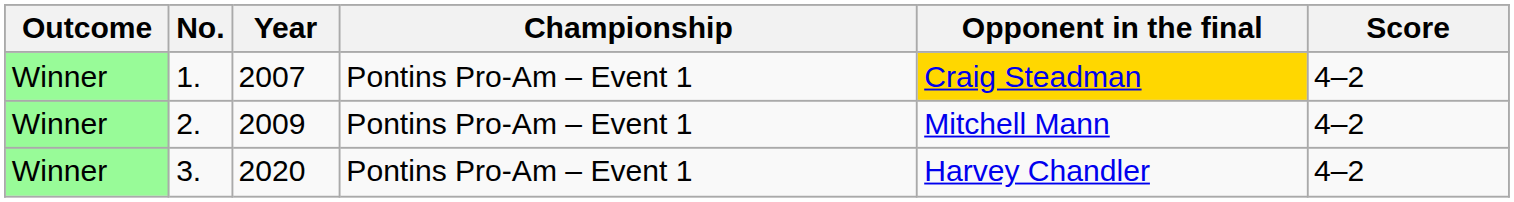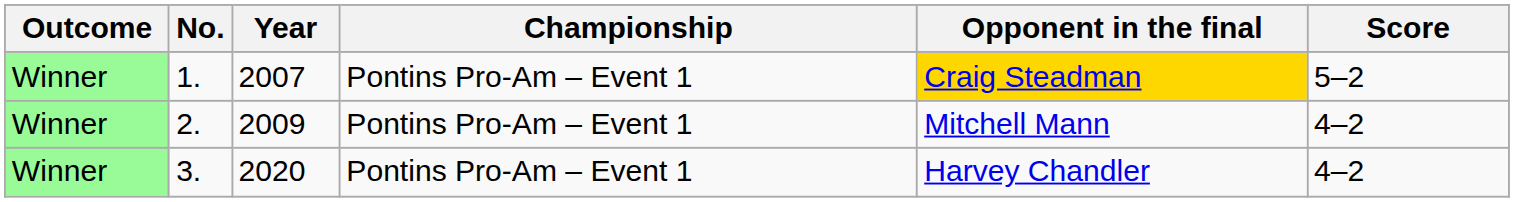(1339, 76) 4–2 -> (1339, 76) 5–2
